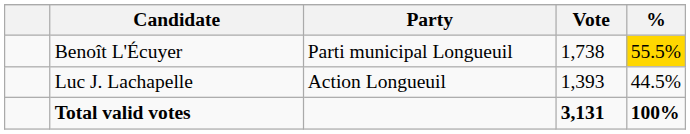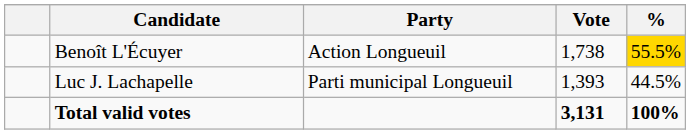(410, 50) Parti municipal Longueuil -> (377, 50) Action Longueuil
(377, 81) Action Longueuil -> (410, 81) Parti municipal Longueuil
